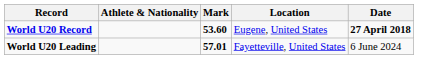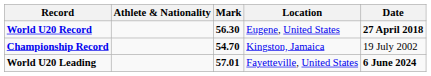(215, 29) 53.60 -> (228, 29) 56.30
+ row: (58, 46)
(376, 46) normal -> (390, 63) bold
